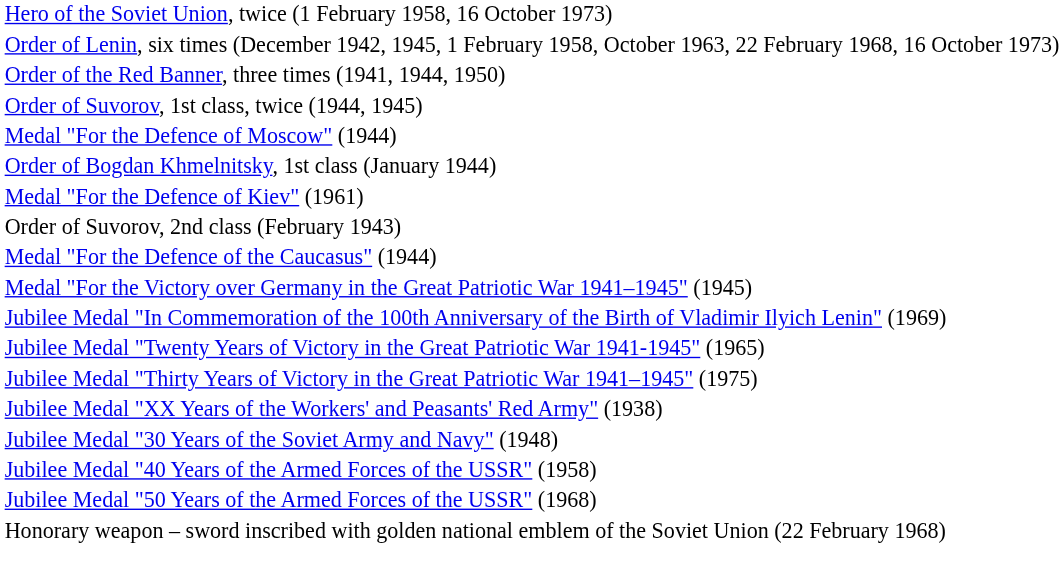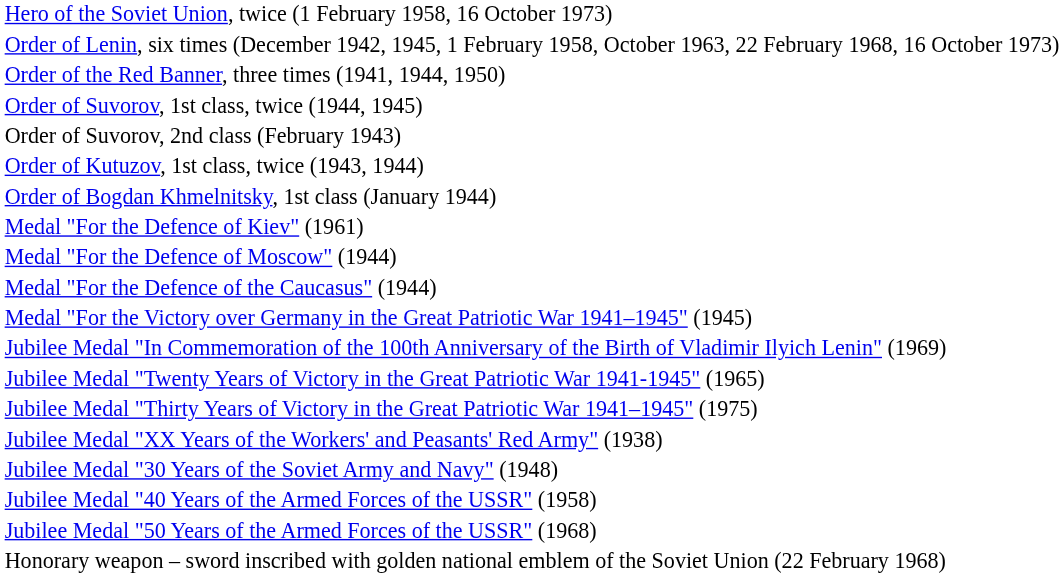rows swapped: (203, 226) <-> (201, 135)
+ row: (214, 166)
